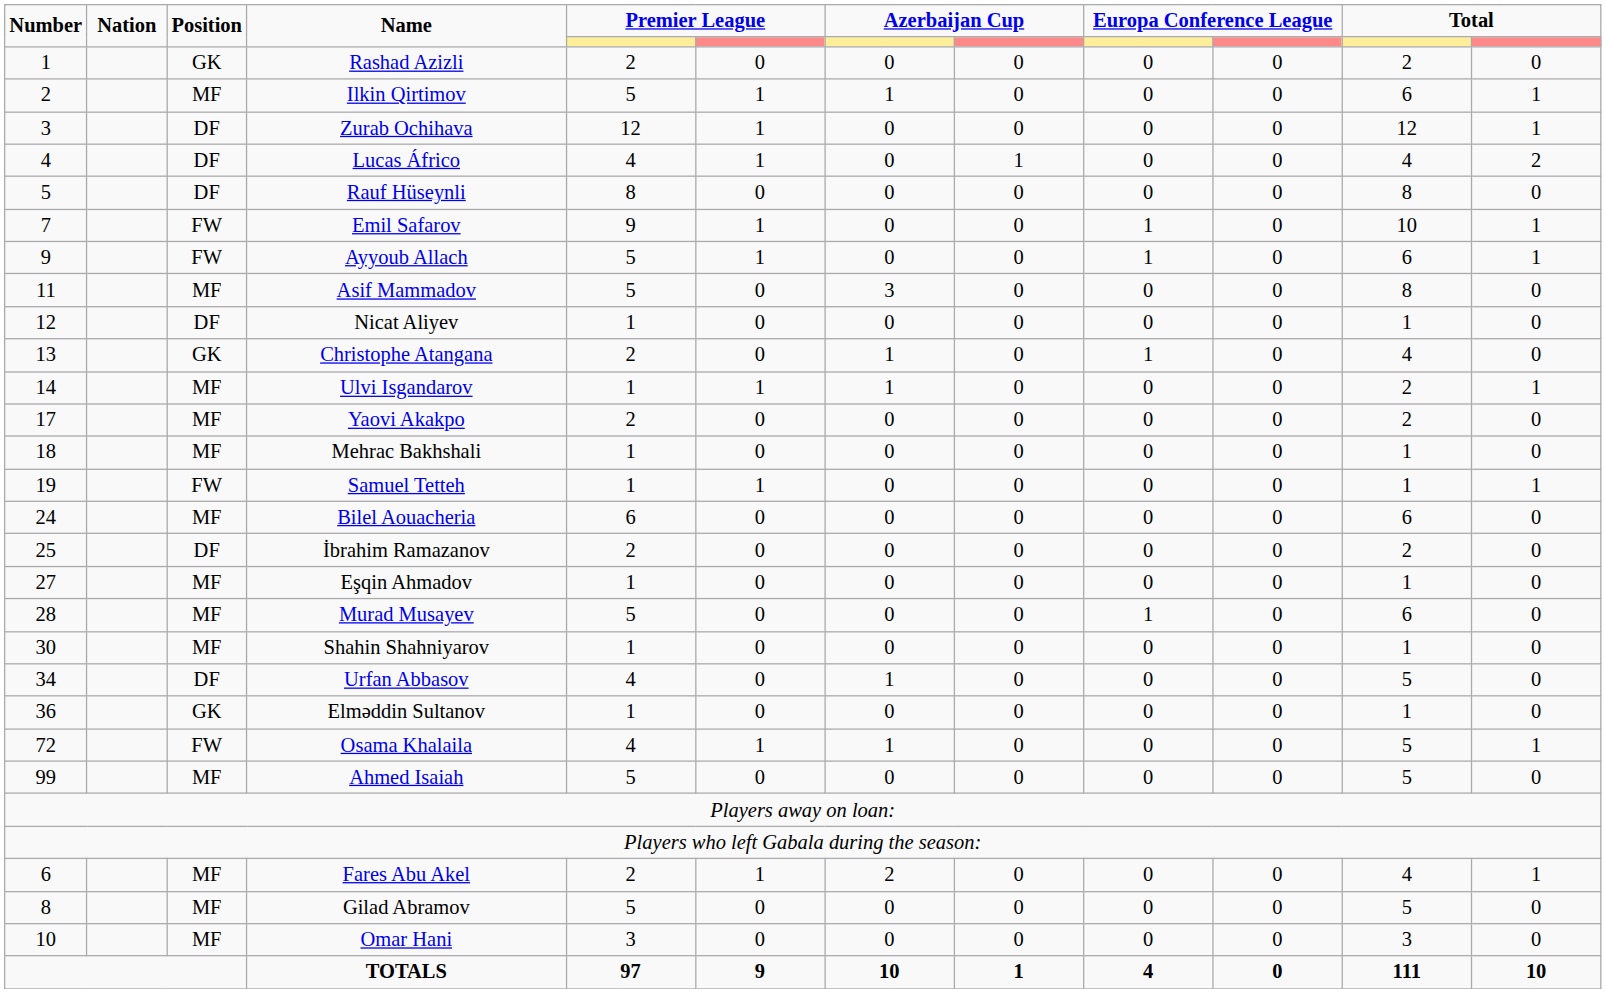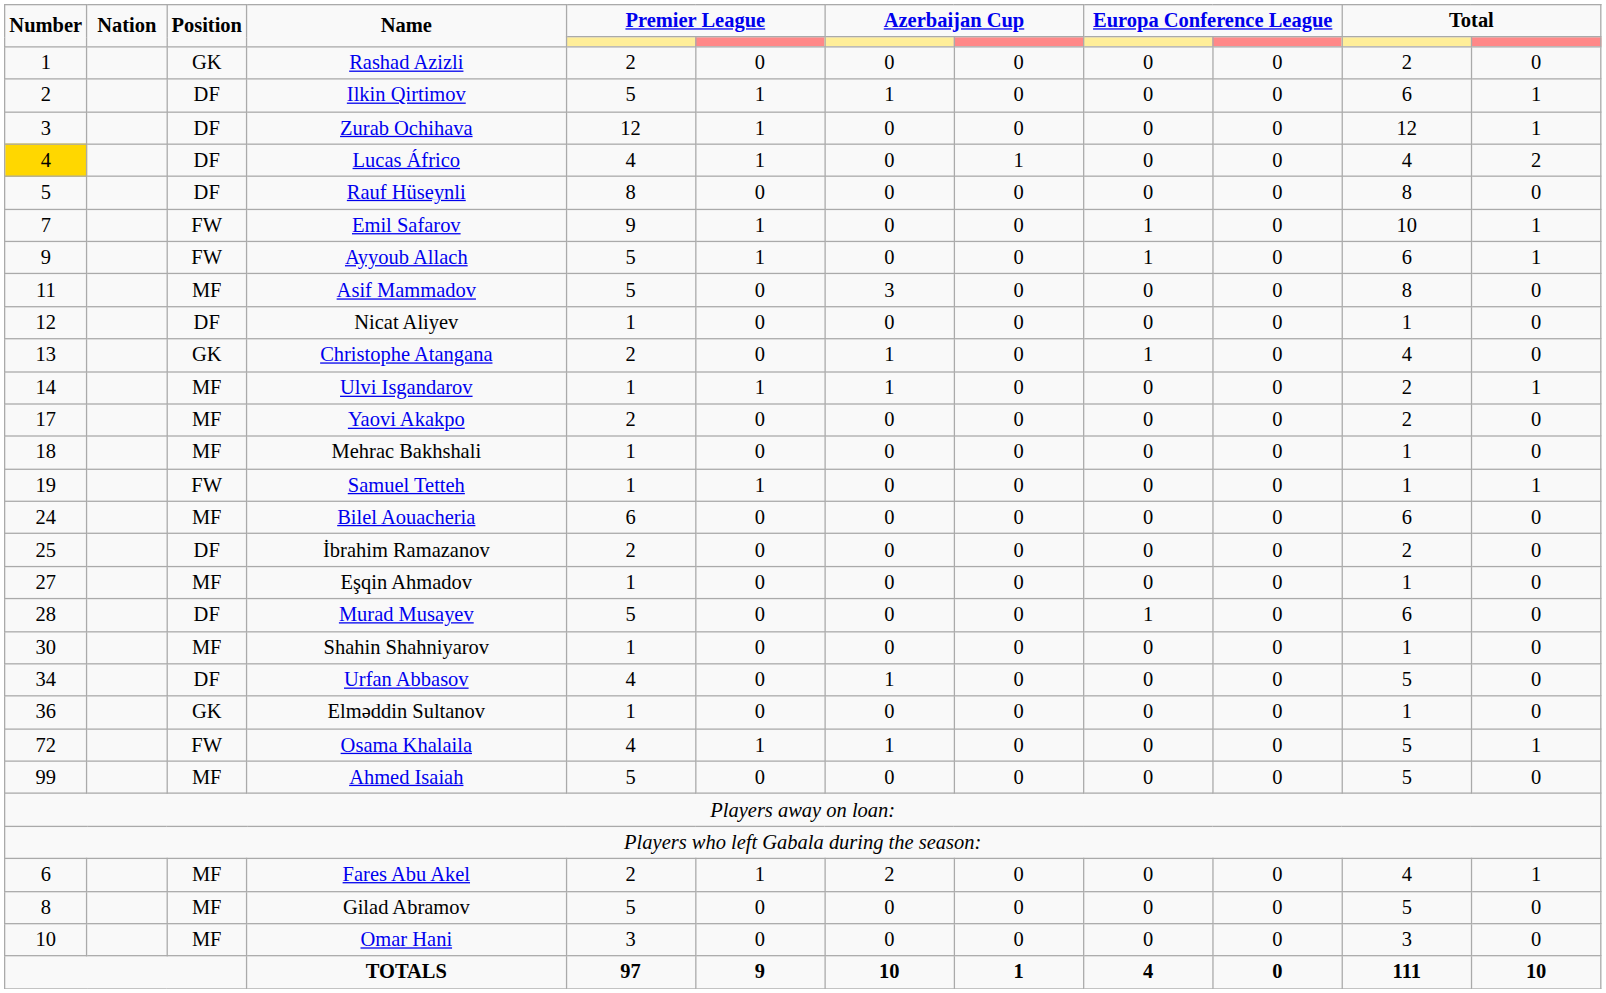(207, 95) MF -> (207, 95) DF
(46, 160) no background -> (46, 160) gold background
(207, 614) MF -> (207, 614) DF
